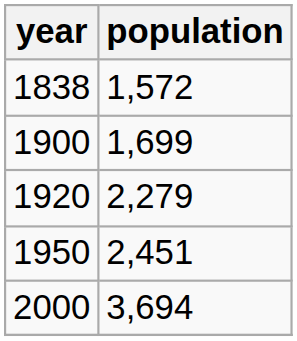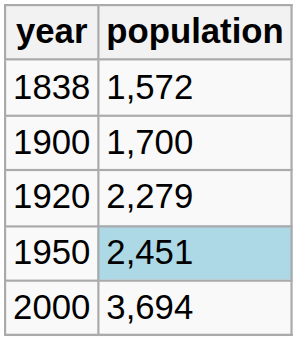(150, 142) 1,699 -> (150, 142) 1,700
(150, 252) no background -> (150, 252) lightblue background
